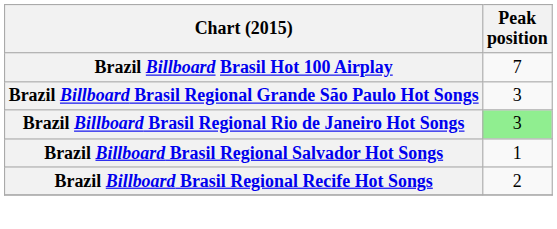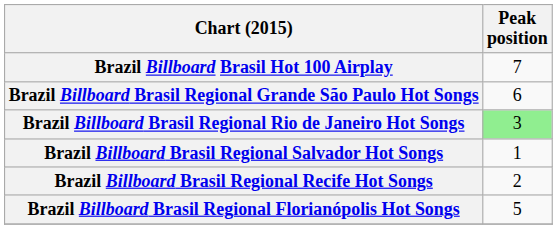(517, 95) 3 -> (517, 95) 6
+ row: (244, 209)
